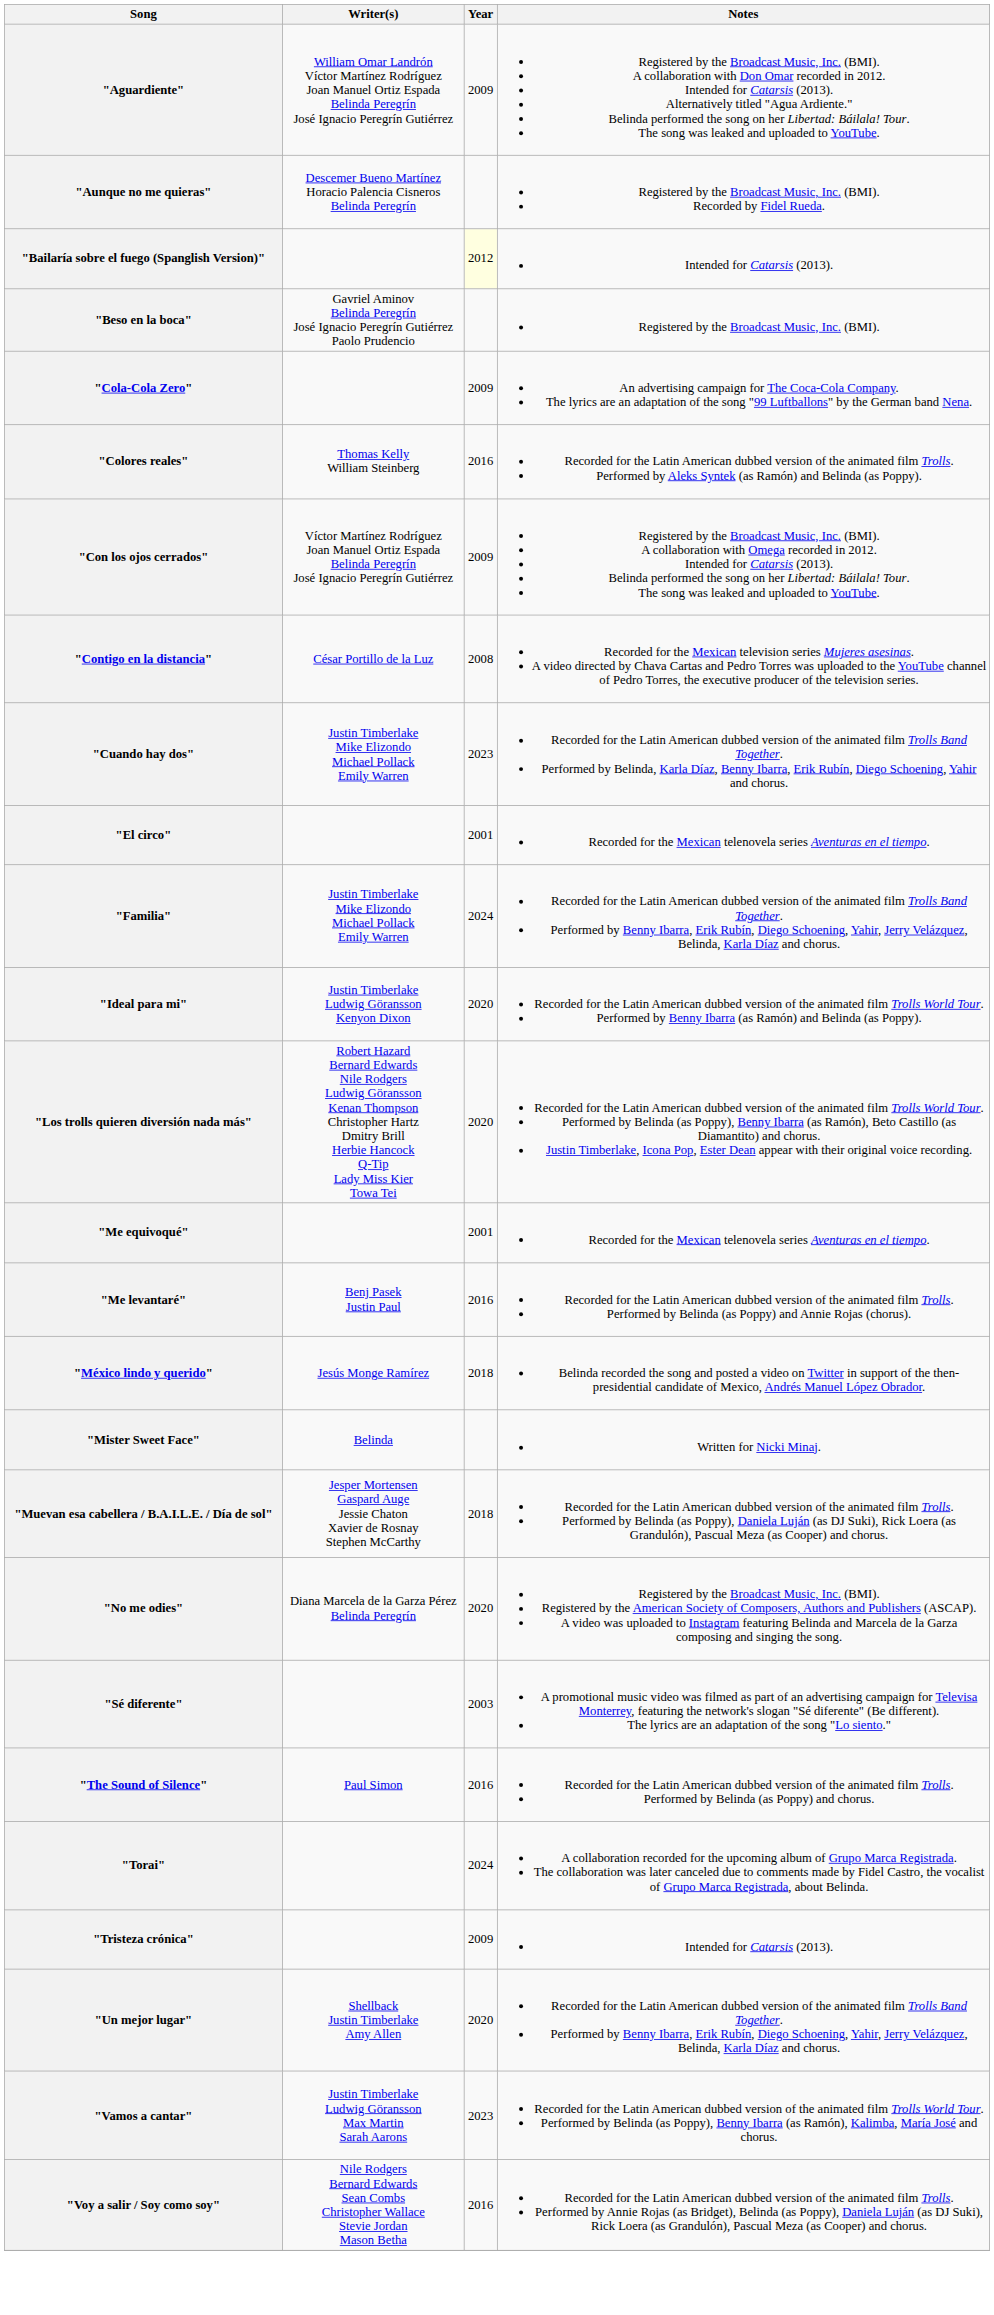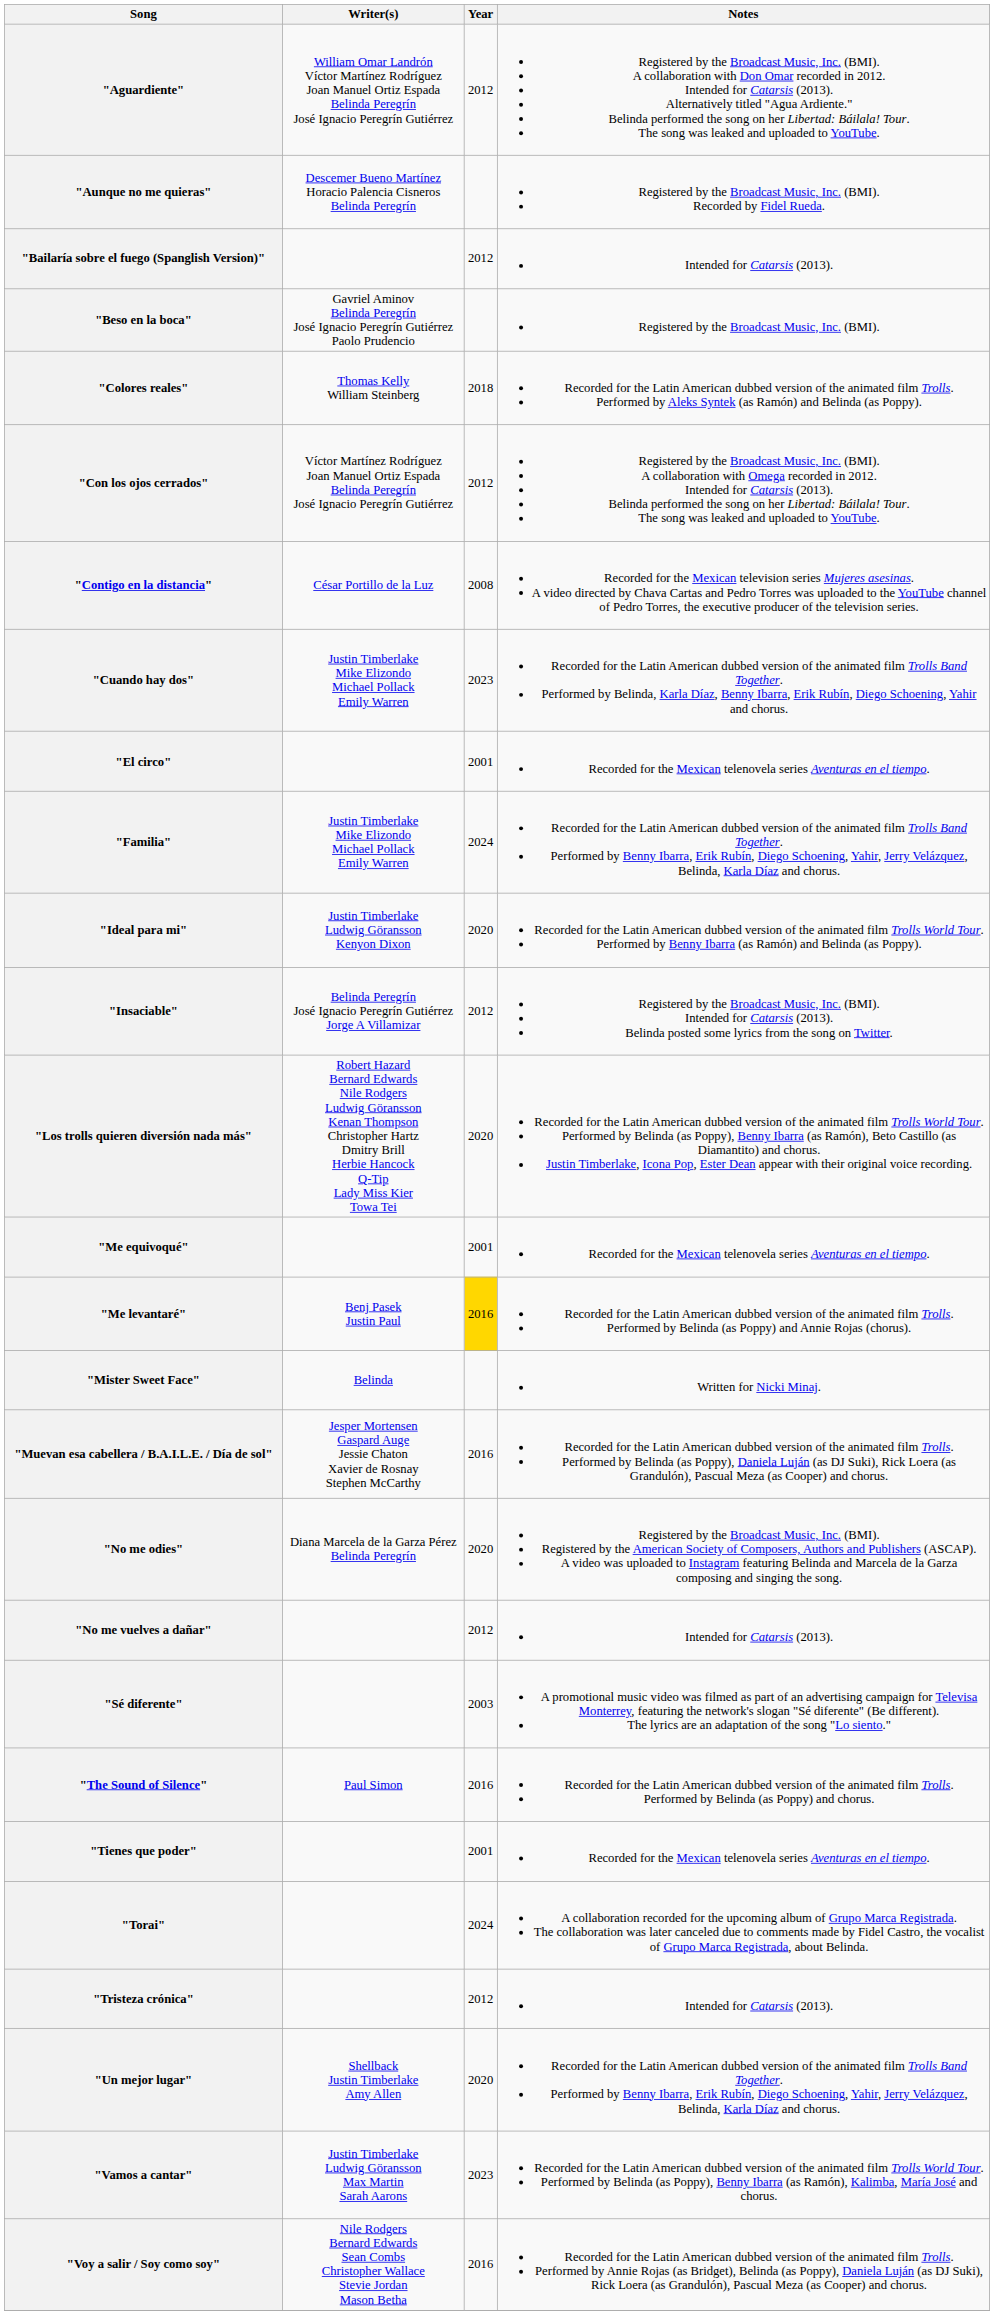(481, 89) 2009 -> (481, 89) 2012
(481, 258) lightyellow background -> (481, 258) no background
- row: (143, 388)
(481, 461) 2016 -> (481, 388) 2018
(481, 556) 2009 -> (481, 483) 2012
+ row: (143, 1011)
(481, 1299) no background -> (481, 1313) gold background
- row: (143, 1373)
(481, 1513) 2018 -> (481, 1454) 2016
+ row: (143, 1630)
+ row: (143, 1851)
(481, 1939) 2009 -> (481, 1999) 2012
